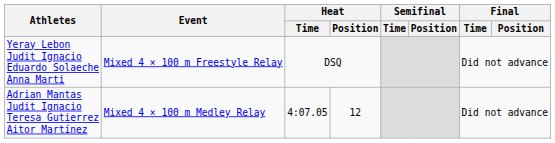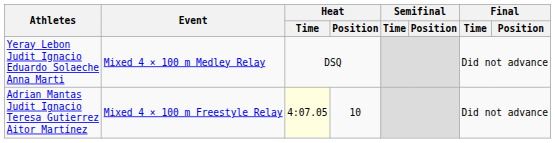(193, 62) Mixed 4 × 100 m Freestyle Relay -> (184, 62) Mixed 4 × 100 m Medley Relay
(184, 112) Mixed 4 × 100 m Medley Relay -> (193, 112) Mixed 4 × 100 m Freestyle Relay
(307, 112) no background -> (307, 112) lightyellow background
(355, 112) 12 -> (355, 112) 10
